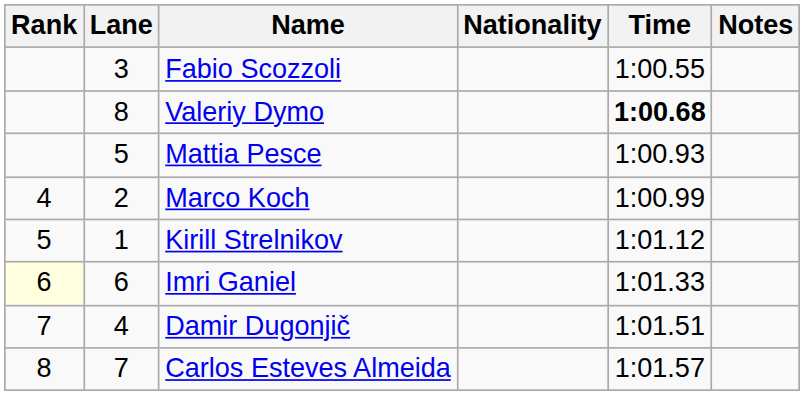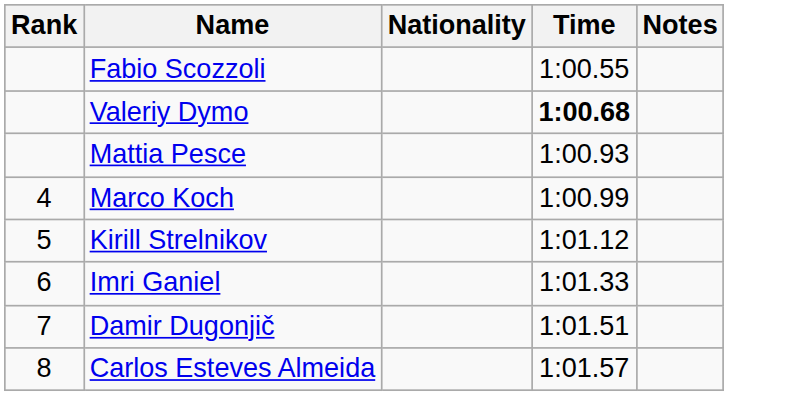- column: (121, 25)
(44, 283) lightyellow background -> (44, 283) no background
